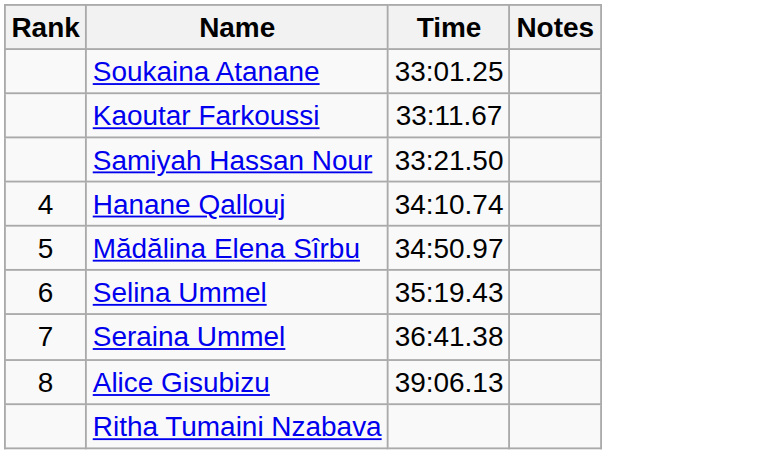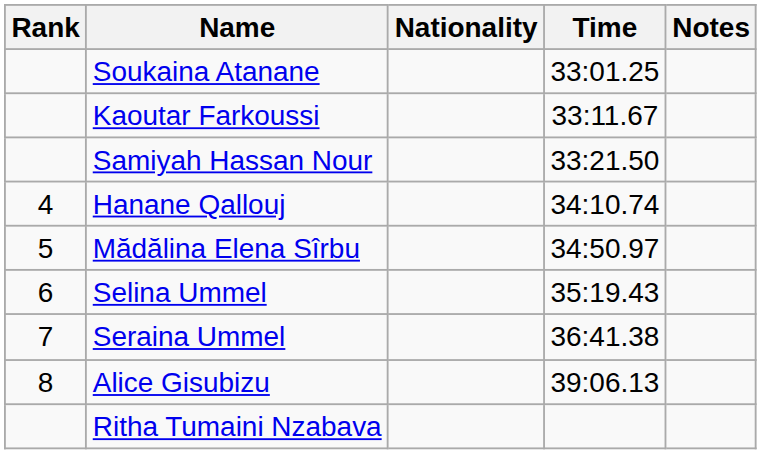+ column: (466, 27)
